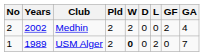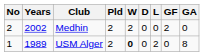(185, 28) 4 -> (185, 28) 0
(185, 43) 7 -> (185, 43) 8
